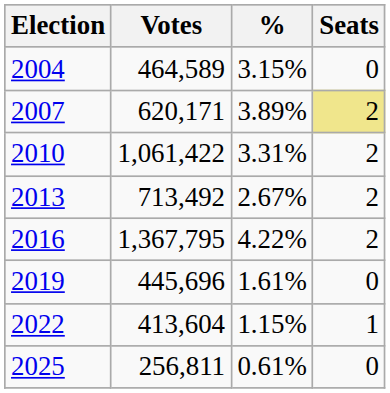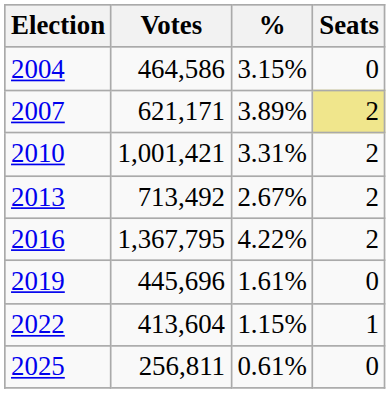(181, 68) 464,589 -> (181, 68) 464,586
(181, 111) 620,171 -> (181, 111) 621,171
(171, 153) 1,061,422 -> (171, 153) 1,001,421
